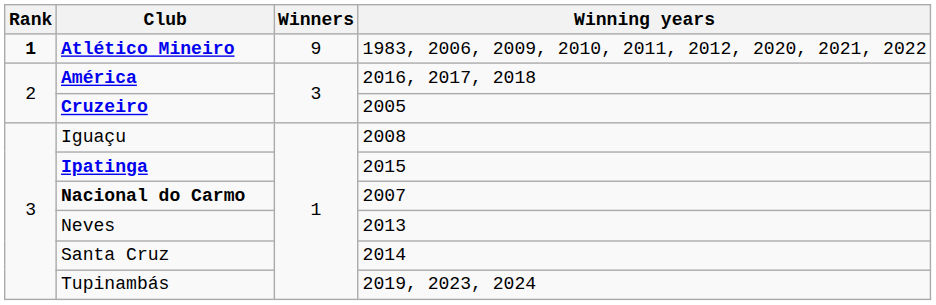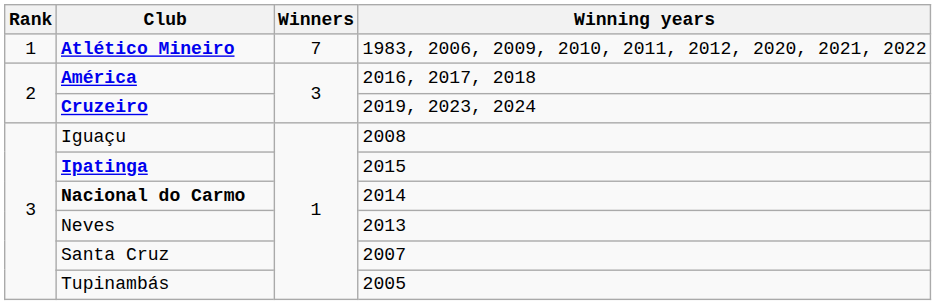(31, 49) bold -> (31, 49) normal
(316, 49) 9 -> (316, 49) 7
(384, 108) 2005 -> (449, 108) 2019, 2023, 2024
(384, 196) 2007 -> (384, 196) 2014
(384, 255) 2014 -> (384, 255) 2007
(449, 284) 2019, 2023, 2024 -> (384, 284) 2005
